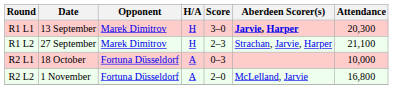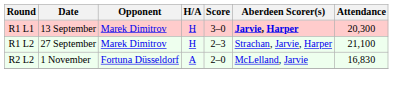- row: (21, 60)
(361, 76) 16,800 -> (361, 60) 16,830
